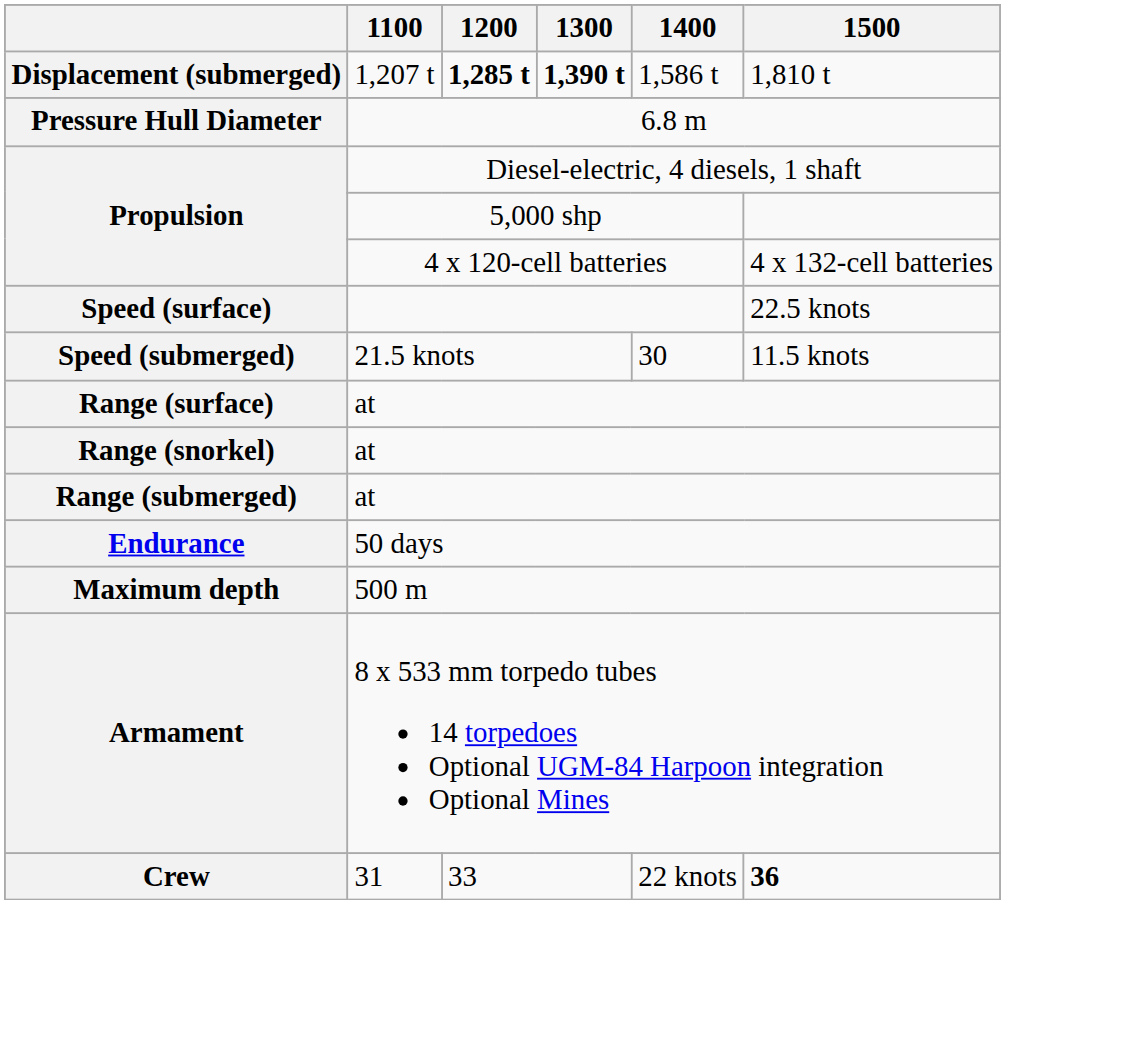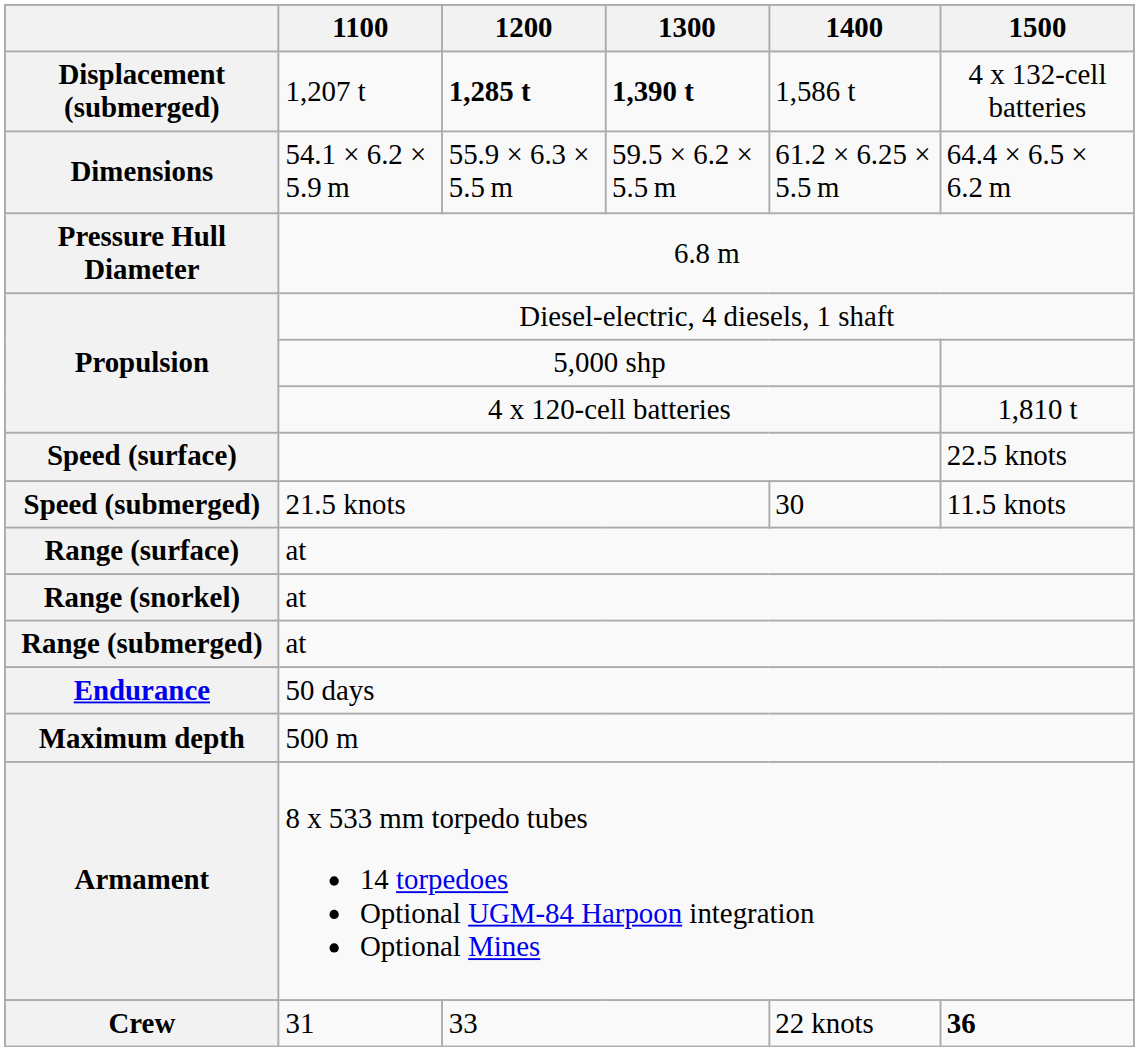(790, 74) 1,810 t -> (1037, 91) 4 x 132-cell batteries
+ row: (142, 171)
(872, 261) 4 x 132-cell batteries -> (1037, 408) 1,810 t
